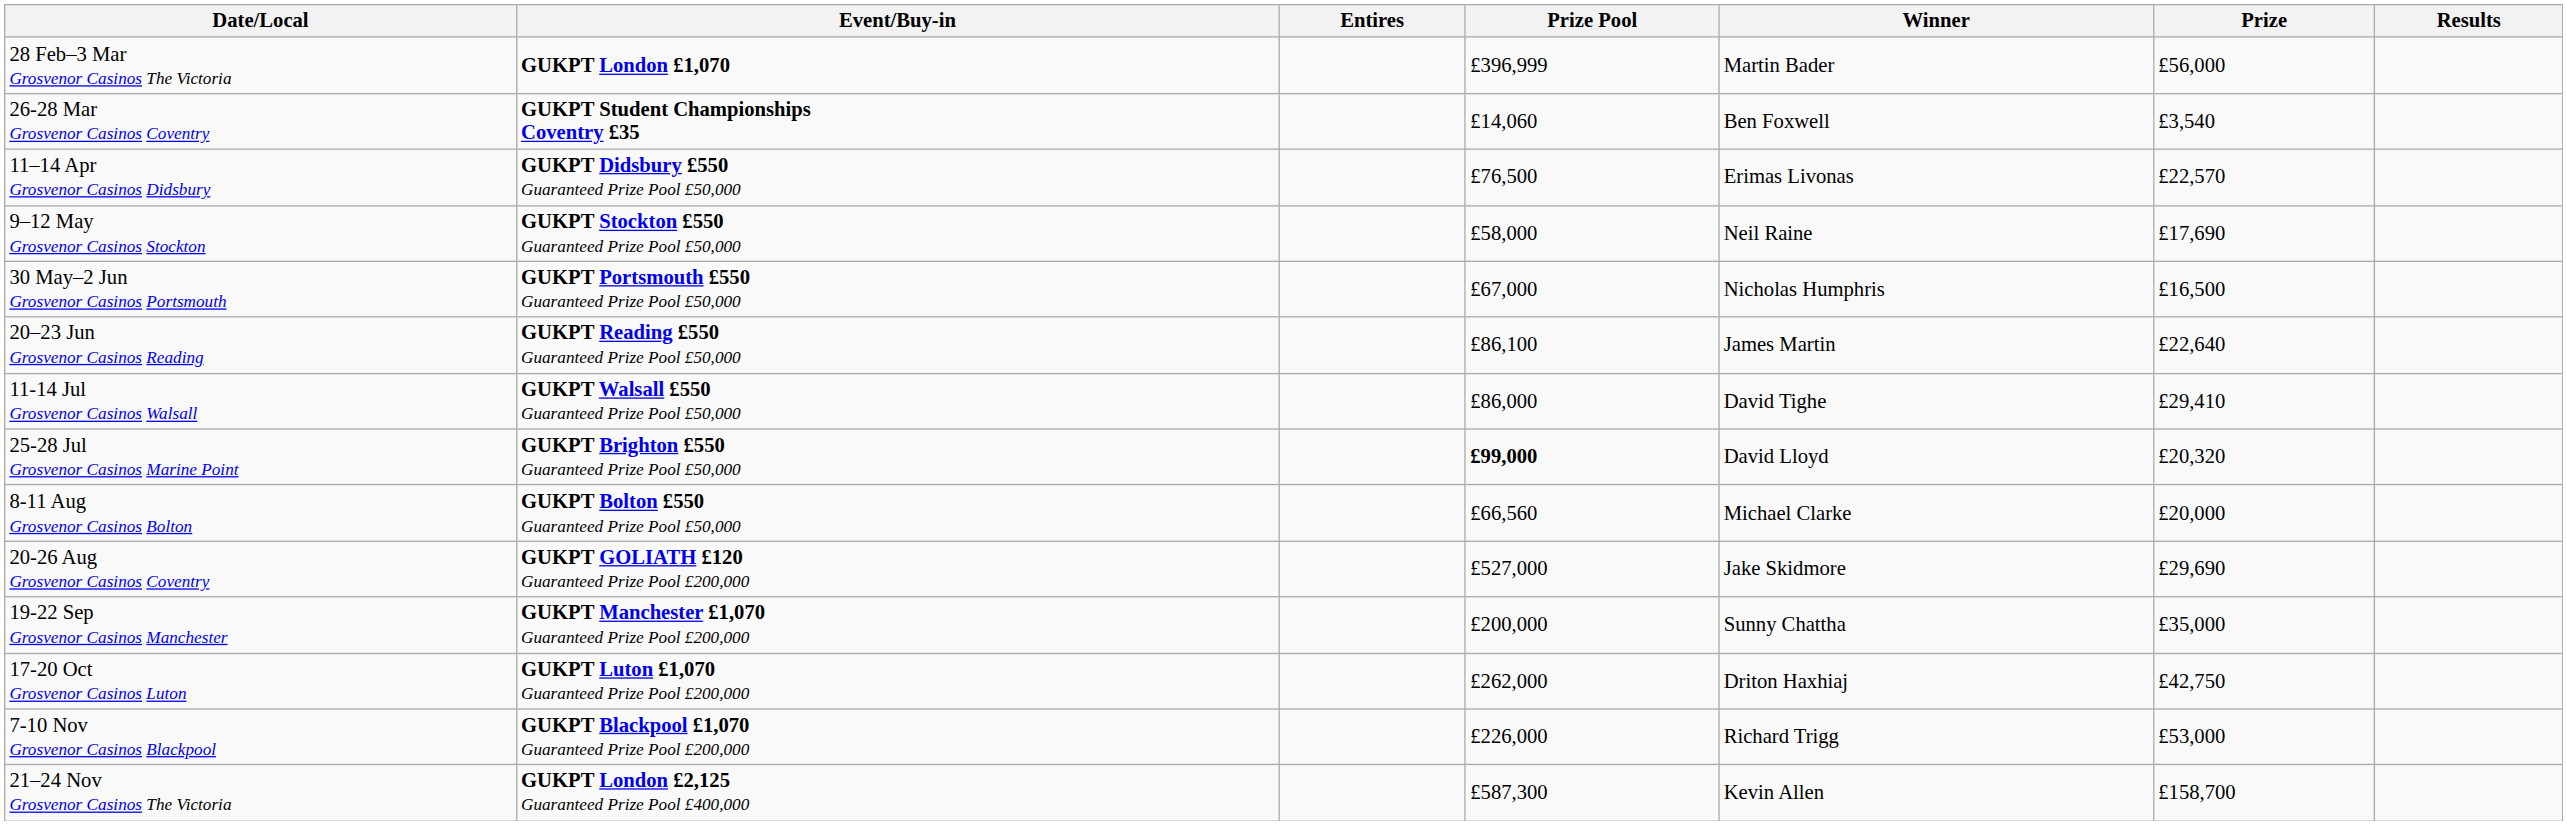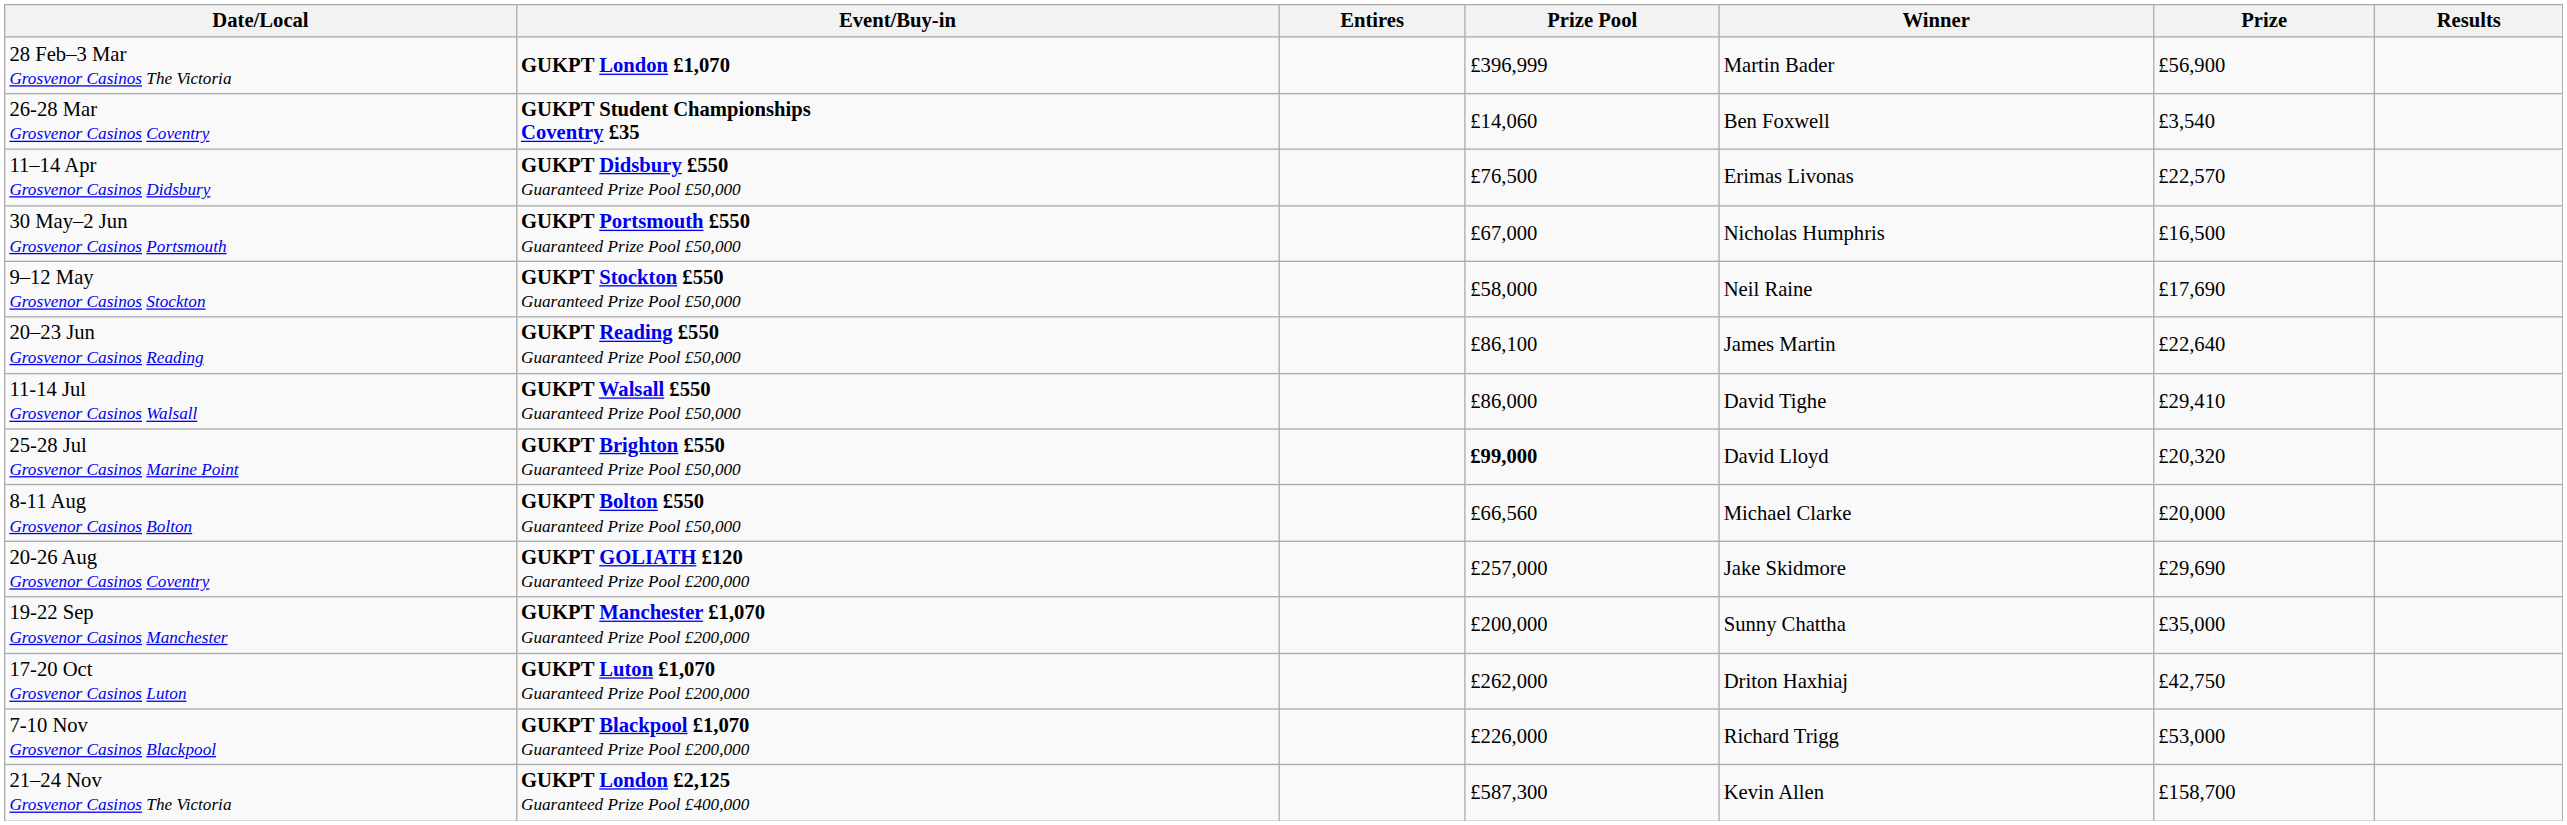(2192, 65) £56,000 -> (2192, 65) £56,900
rows swapped: (107, 233) <-> (118, 289)
(1509, 568) £527,000 -> (1509, 568) £257,000
